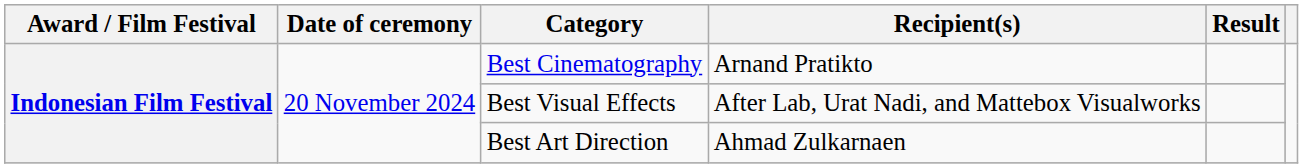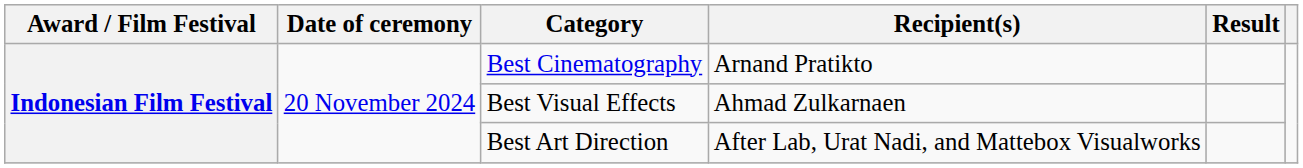(957, 102) After Lab, Urat Nadi, and Mattebox Visualworks -> (810, 102) Ahmad Zulkarnaen
(810, 142) Ahmad Zulkarnaen -> (957, 142) After Lab, Urat Nadi, and Mattebox Visualworks
